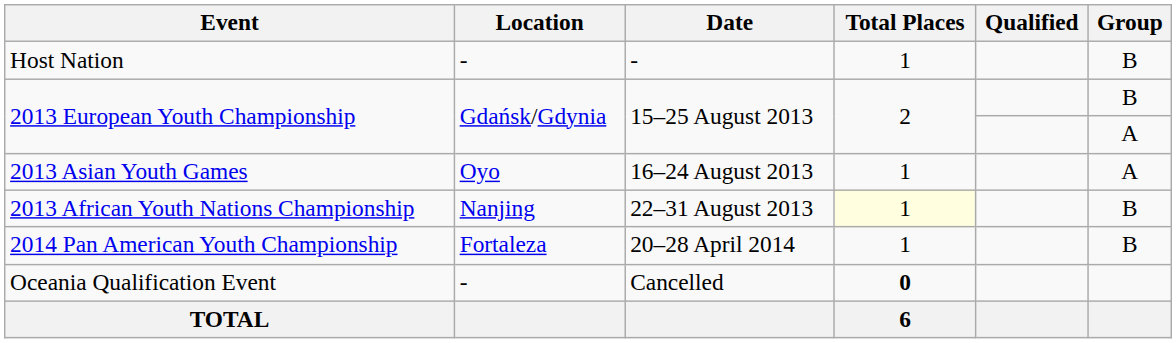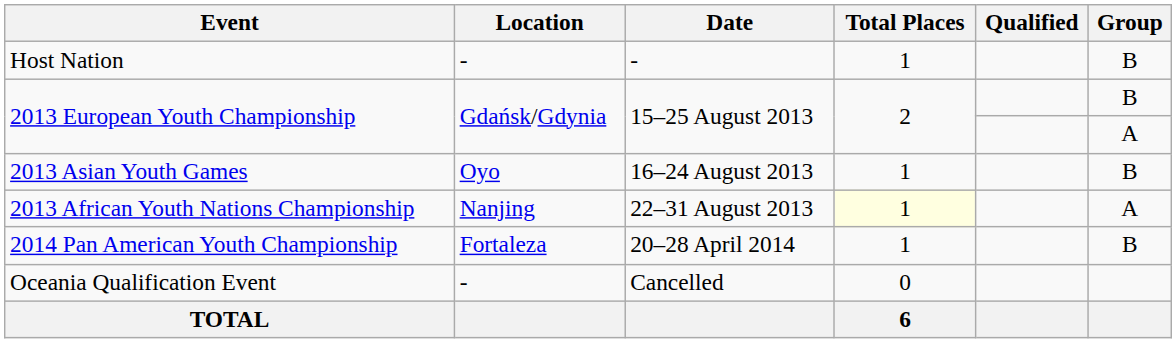(1130, 171) A -> (1130, 171) B
(1130, 208) B -> (1130, 208) A
(905, 282) bold -> (905, 282) normal
